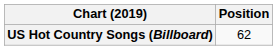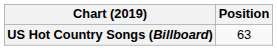(244, 34) 62 -> (244, 34) 63
